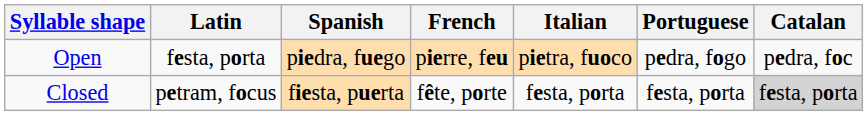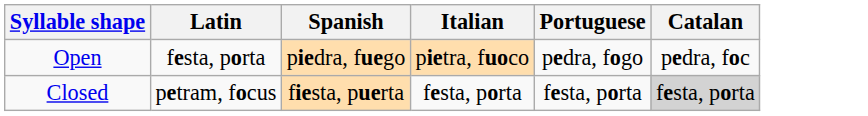- column: (462, 22)
